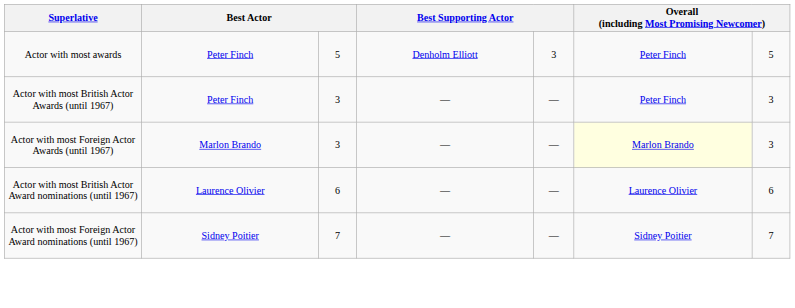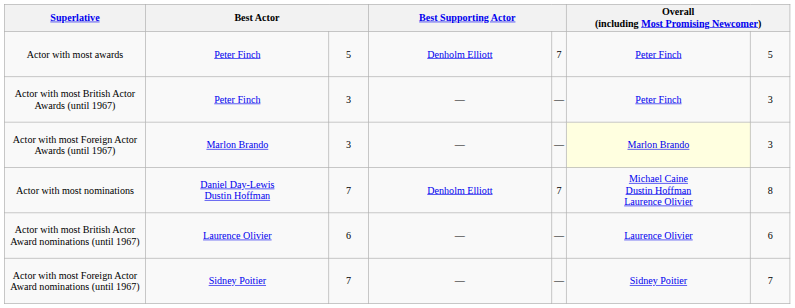(554, 54) 3 -> (559, 54) 7
+ row: (75, 190)
